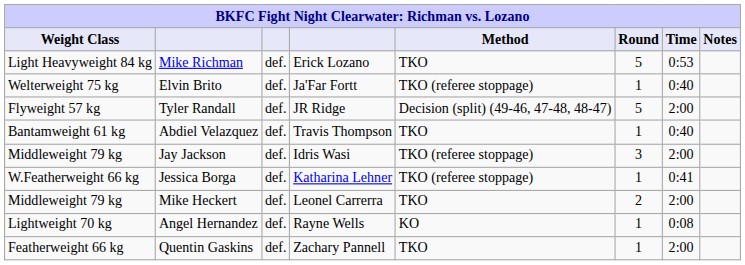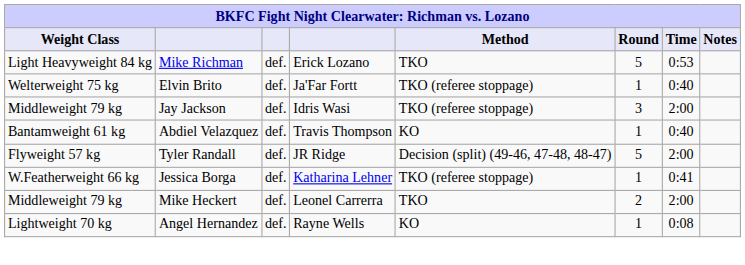rows swapped: (197, 108) <-> (192, 155)
(413, 131) TKO -> (409, 131) KO
- row: (206, 247)
